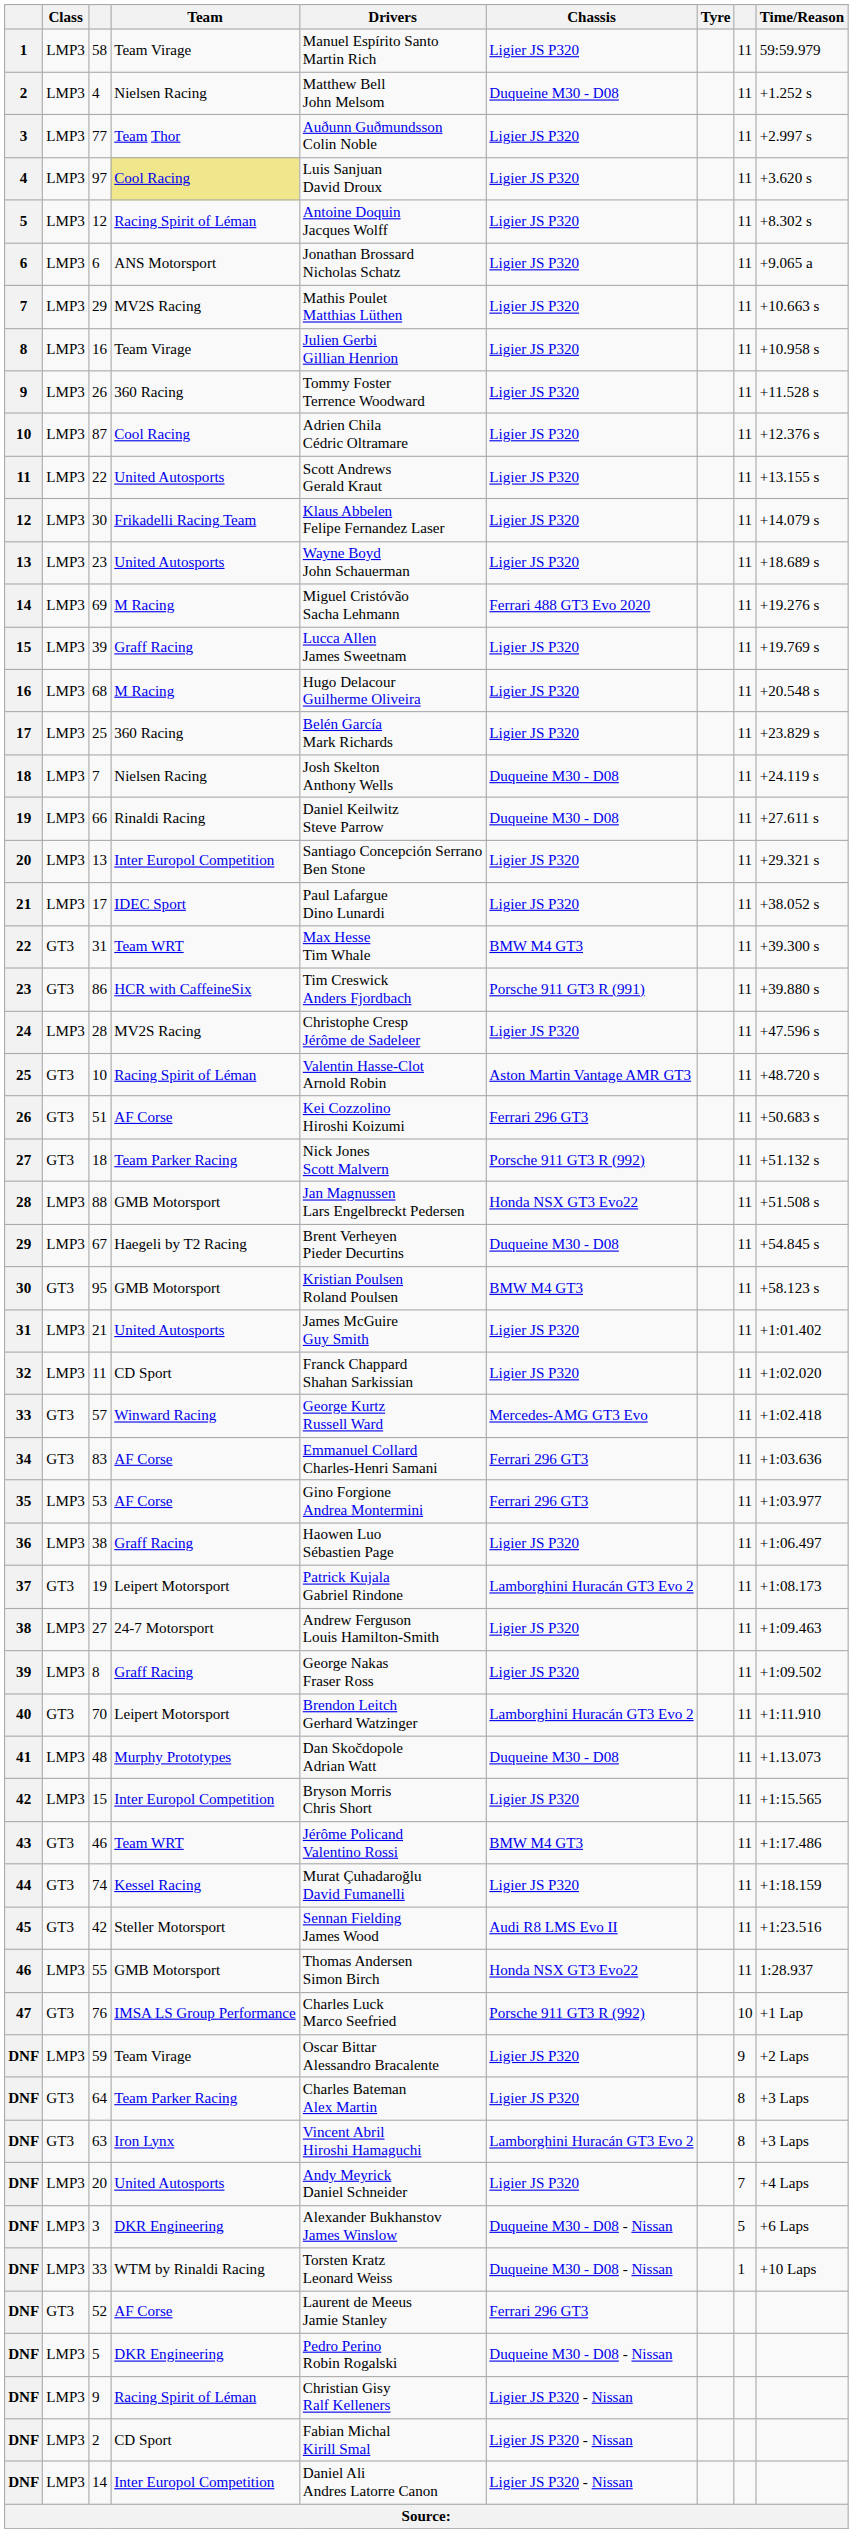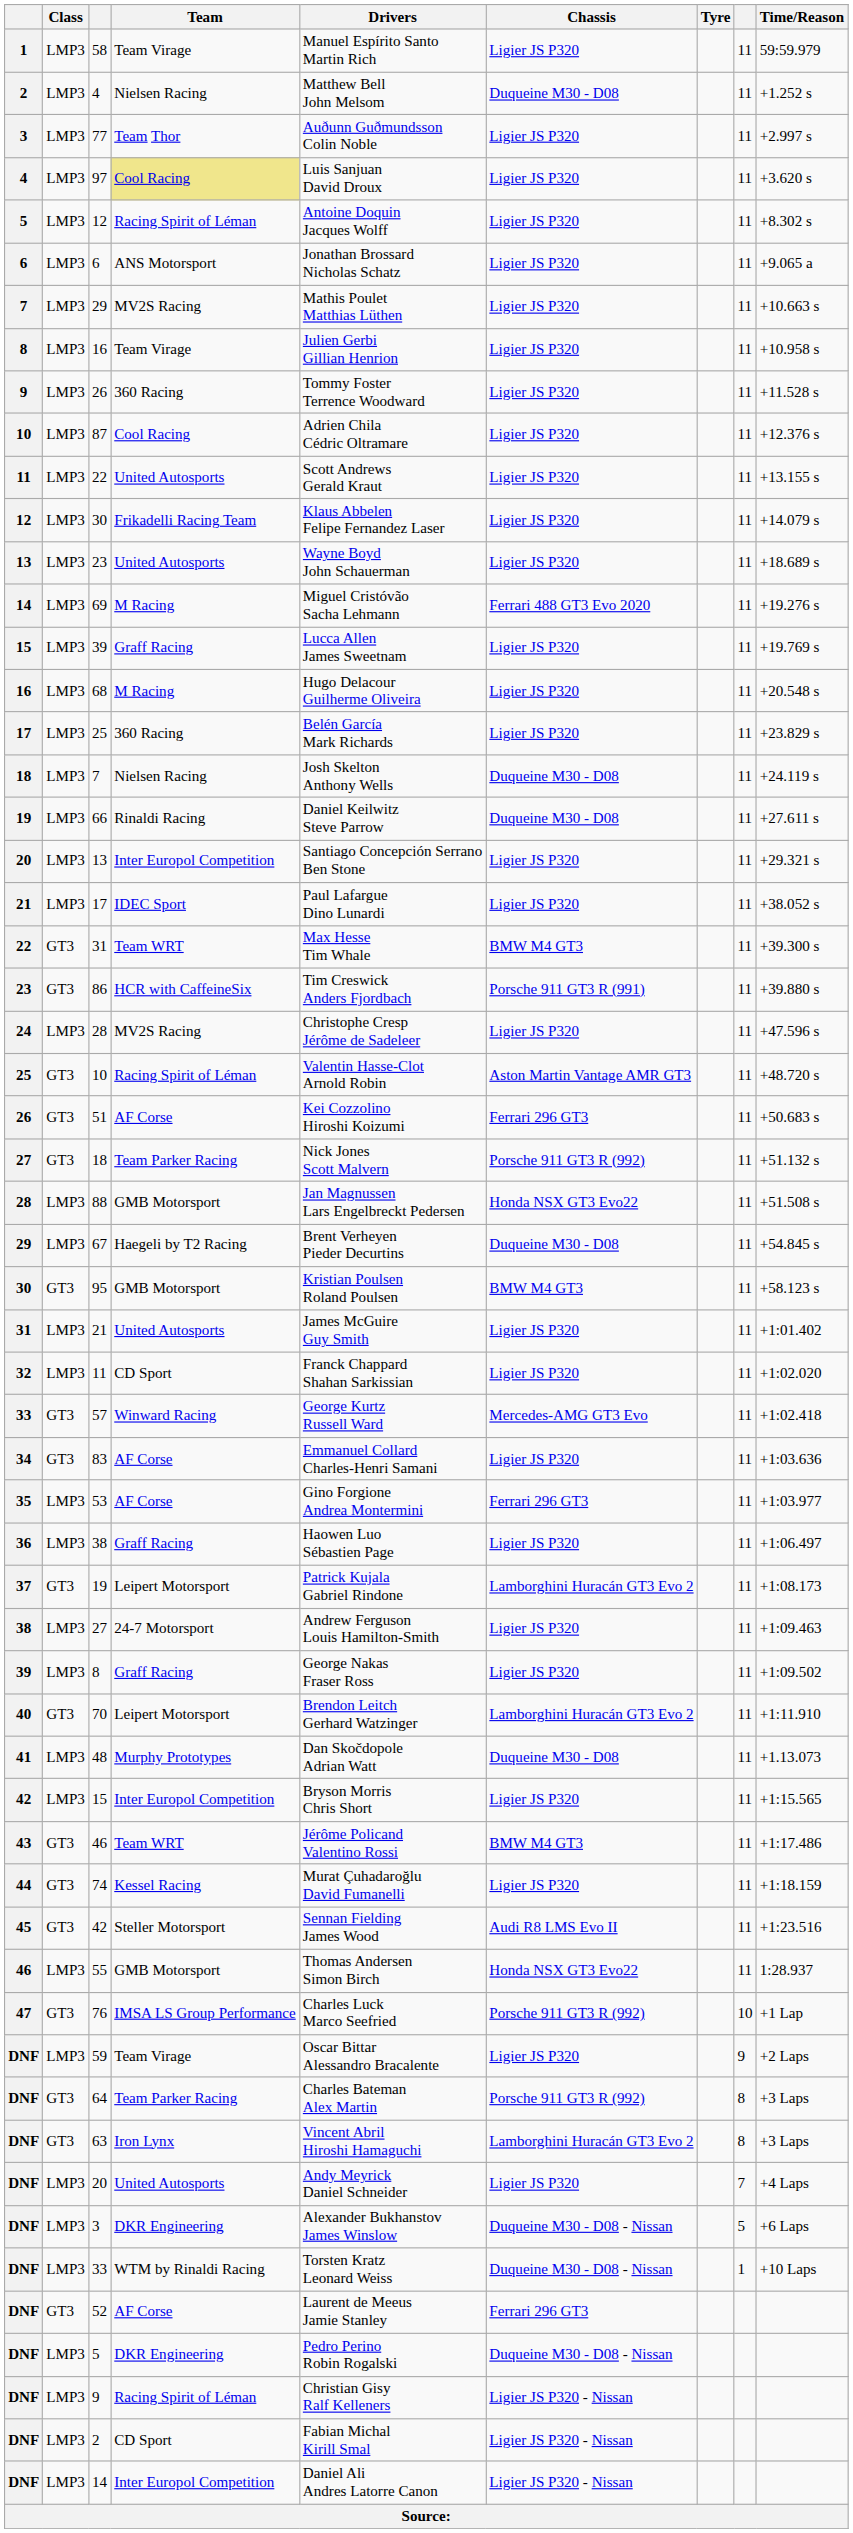(539, 1458) Ferrari 296 GT3 -> (534, 1458) Ligier JS P320
(534, 2098) Ligier JS P320 -> (567, 2098) Porsche 911 GT3 R (992)
